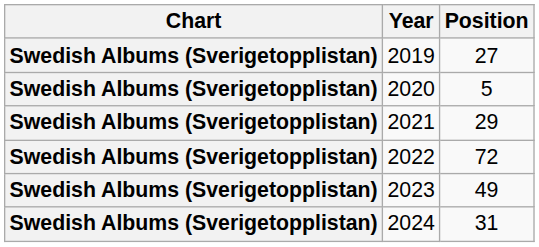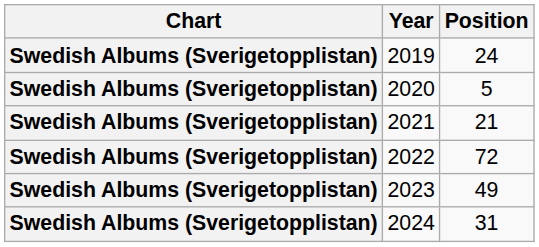(487, 55) 27 -> (487, 55) 24
(487, 122) 29 -> (487, 122) 21
